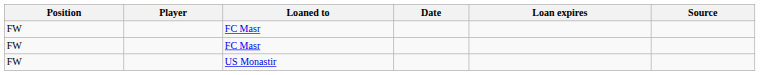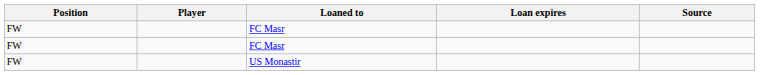- column: (431, 12)
